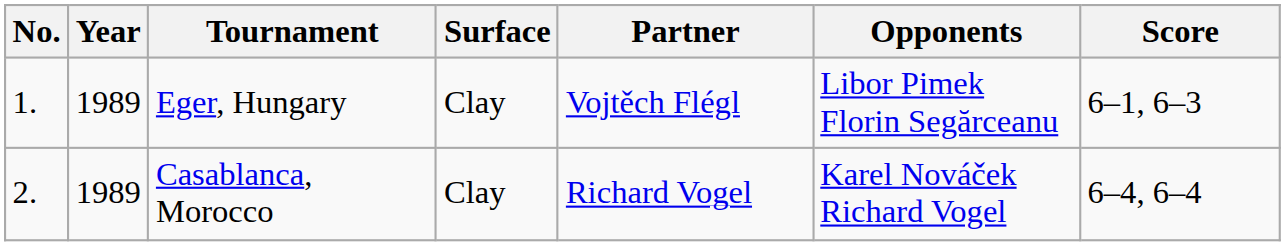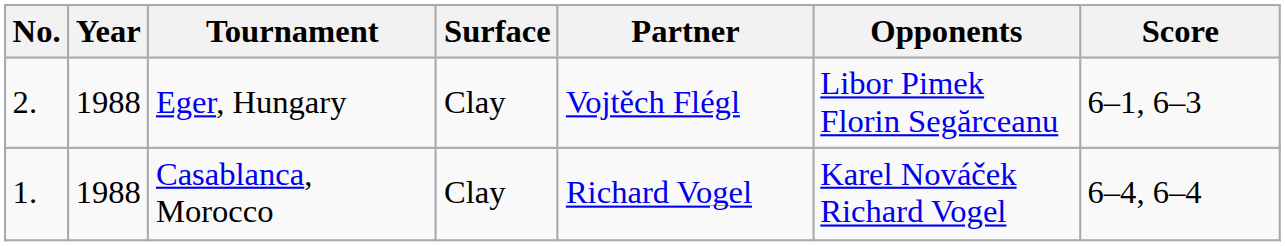(25, 102) 1. -> (25, 102) 2.
(108, 102) 1989 -> (108, 102) 1988
(25, 192) 2. -> (25, 192) 1.
(108, 192) 1989 -> (108, 192) 1988
